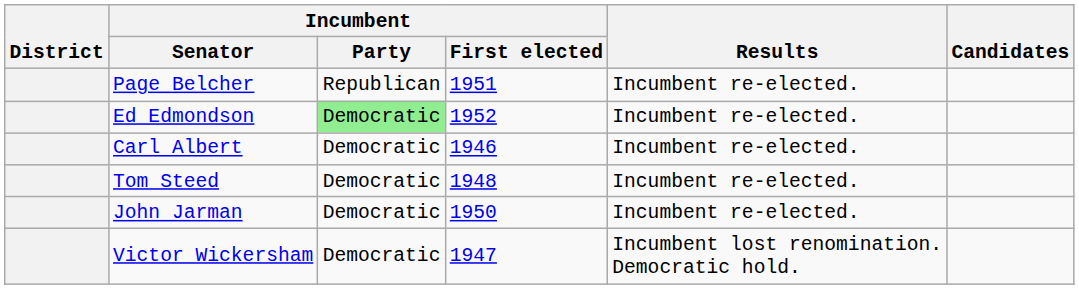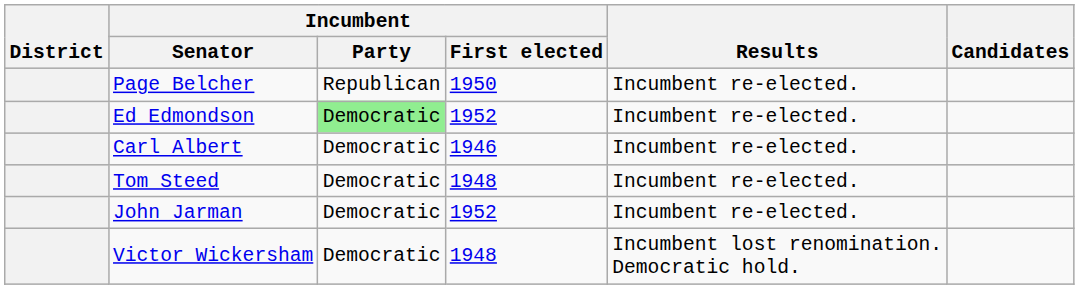(473, 85) 1951 -> (473, 85) 1950
(473, 213) 1950 -> (473, 213) 1952
(473, 256) 1947 -> (473, 256) 1948
